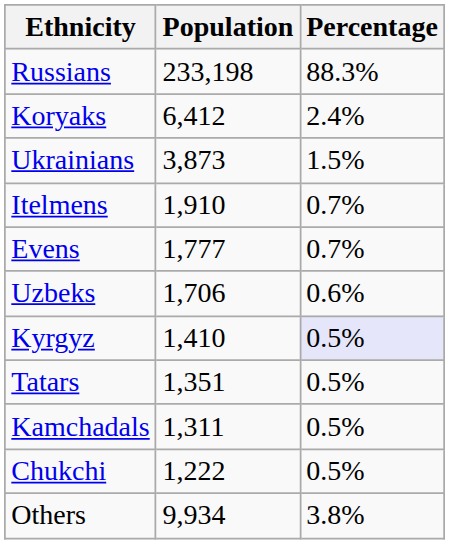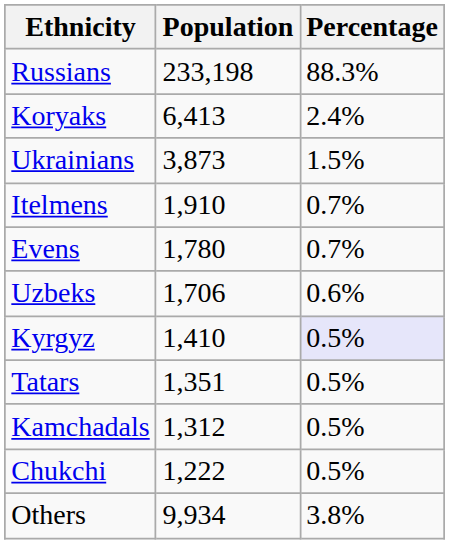(194, 115) 6,412 -> (194, 115) 6,413
(194, 248) 1,777 -> (194, 248) 1,780
(194, 426) 1,311 -> (194, 426) 1,312
